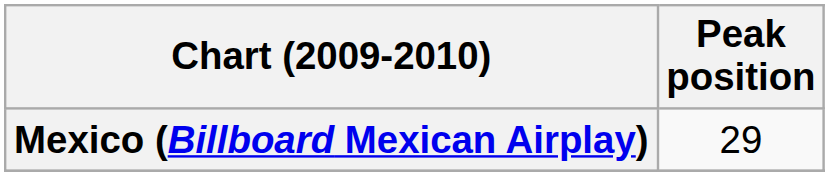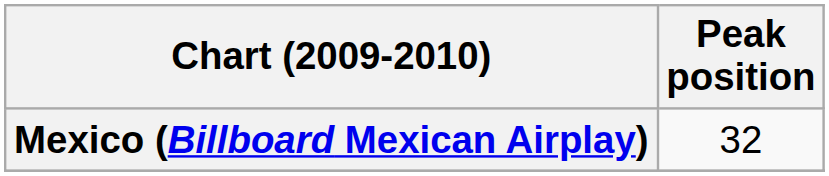(741, 139) 29 -> (741, 139) 32
